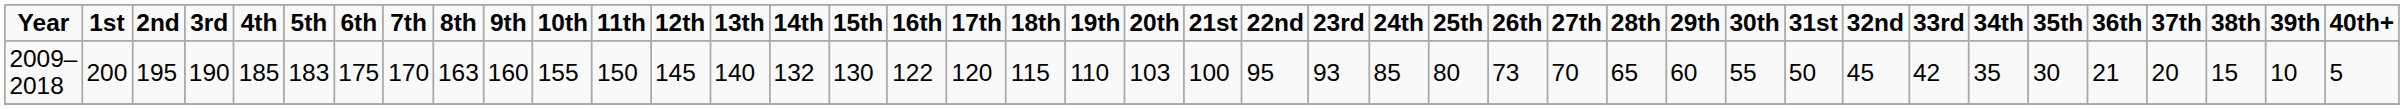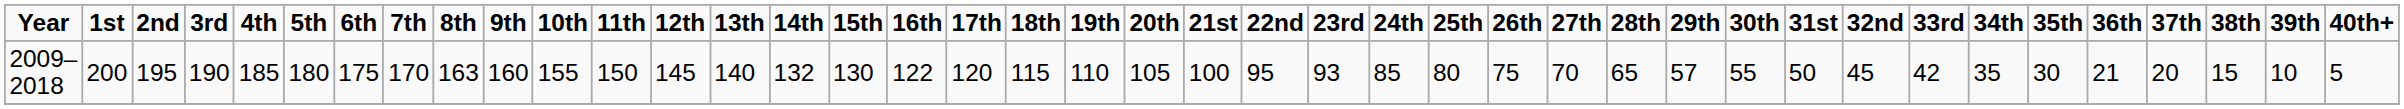(309, 72) 183 -> (309, 72) 180
(1150, 72) 103 -> (1150, 72) 105
(1506, 72) 73 -> (1506, 72) 75
(1684, 72) 60 -> (1684, 72) 57
